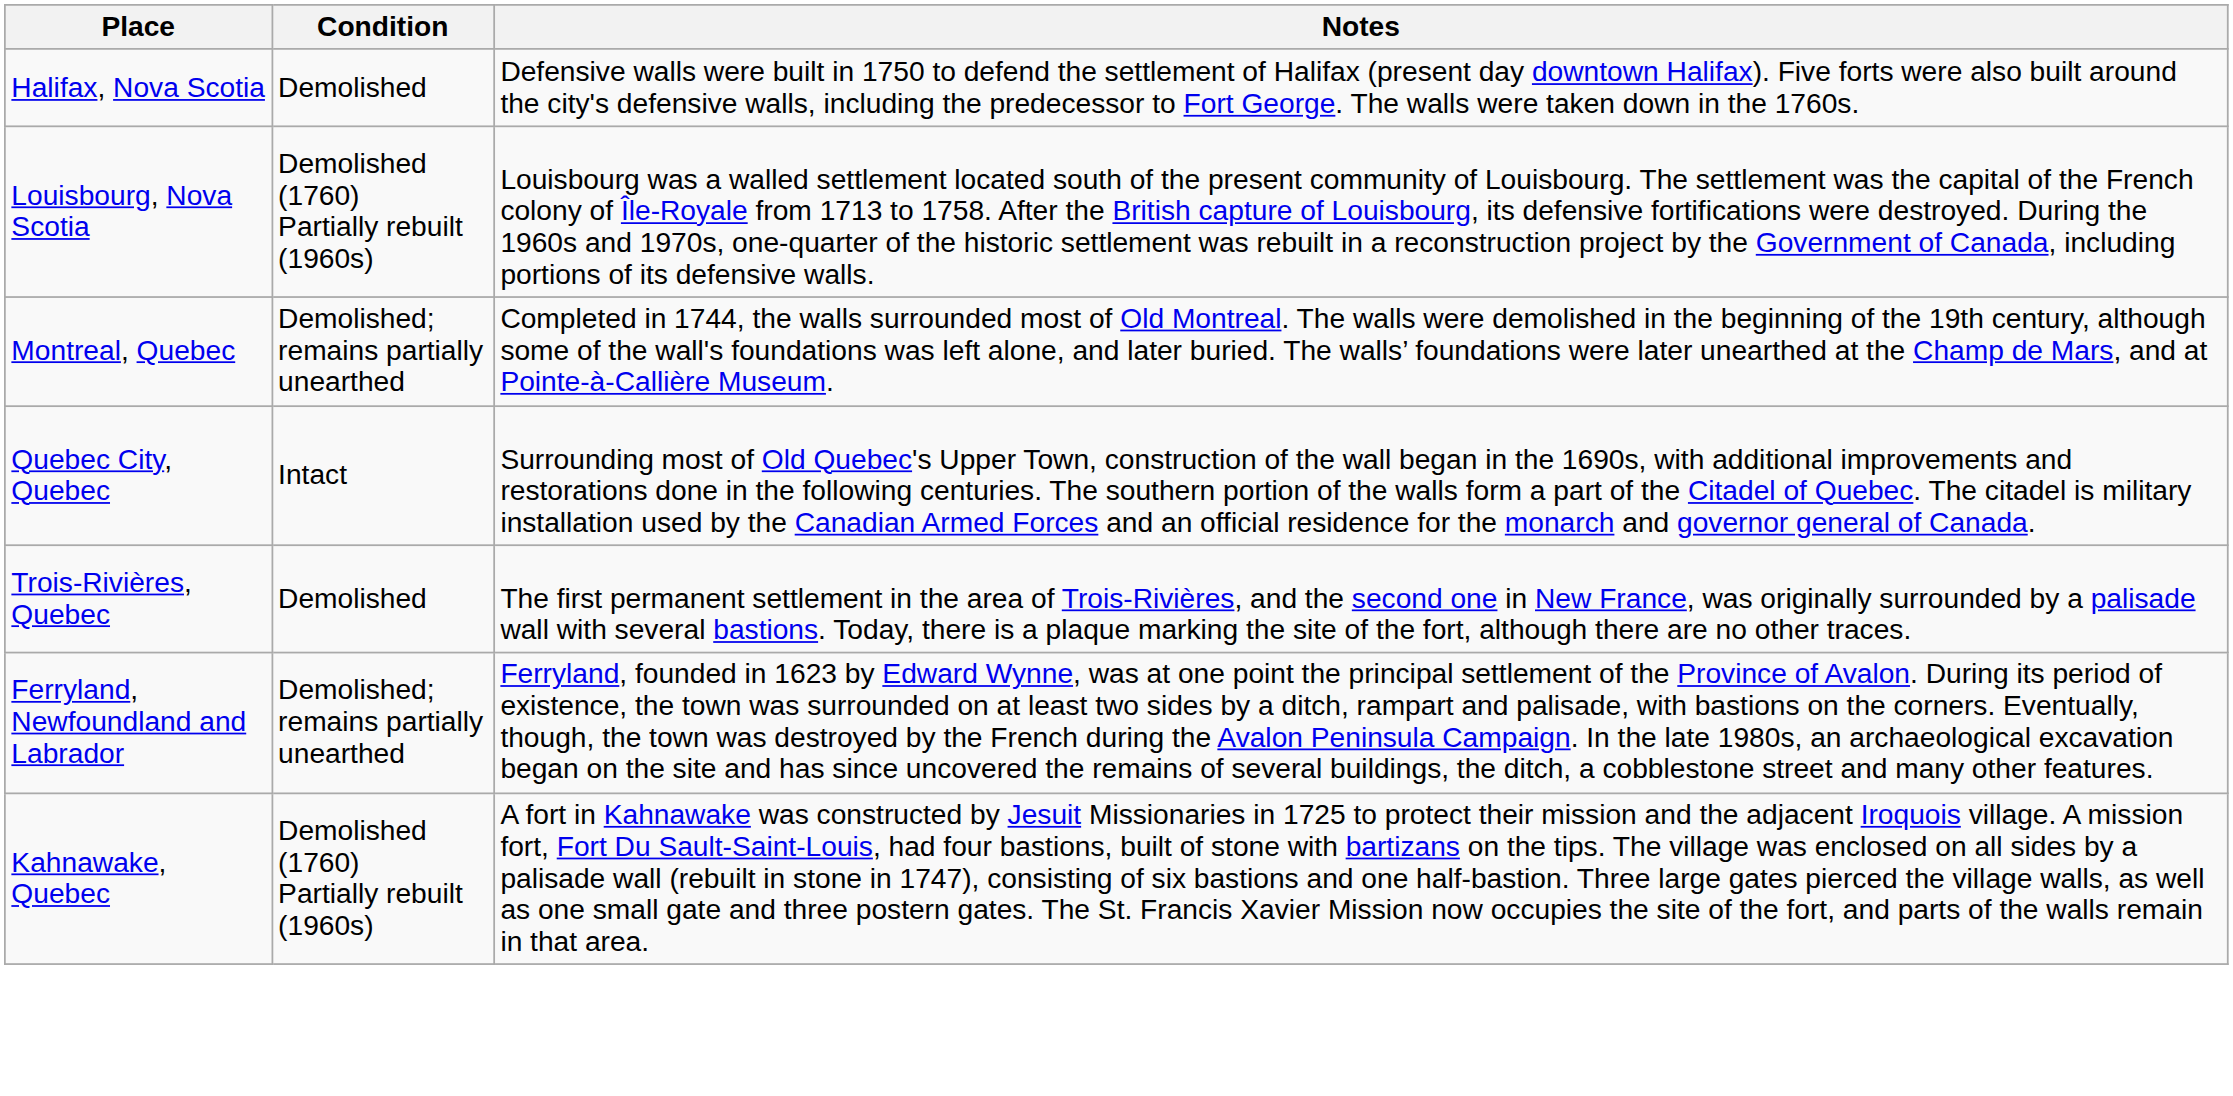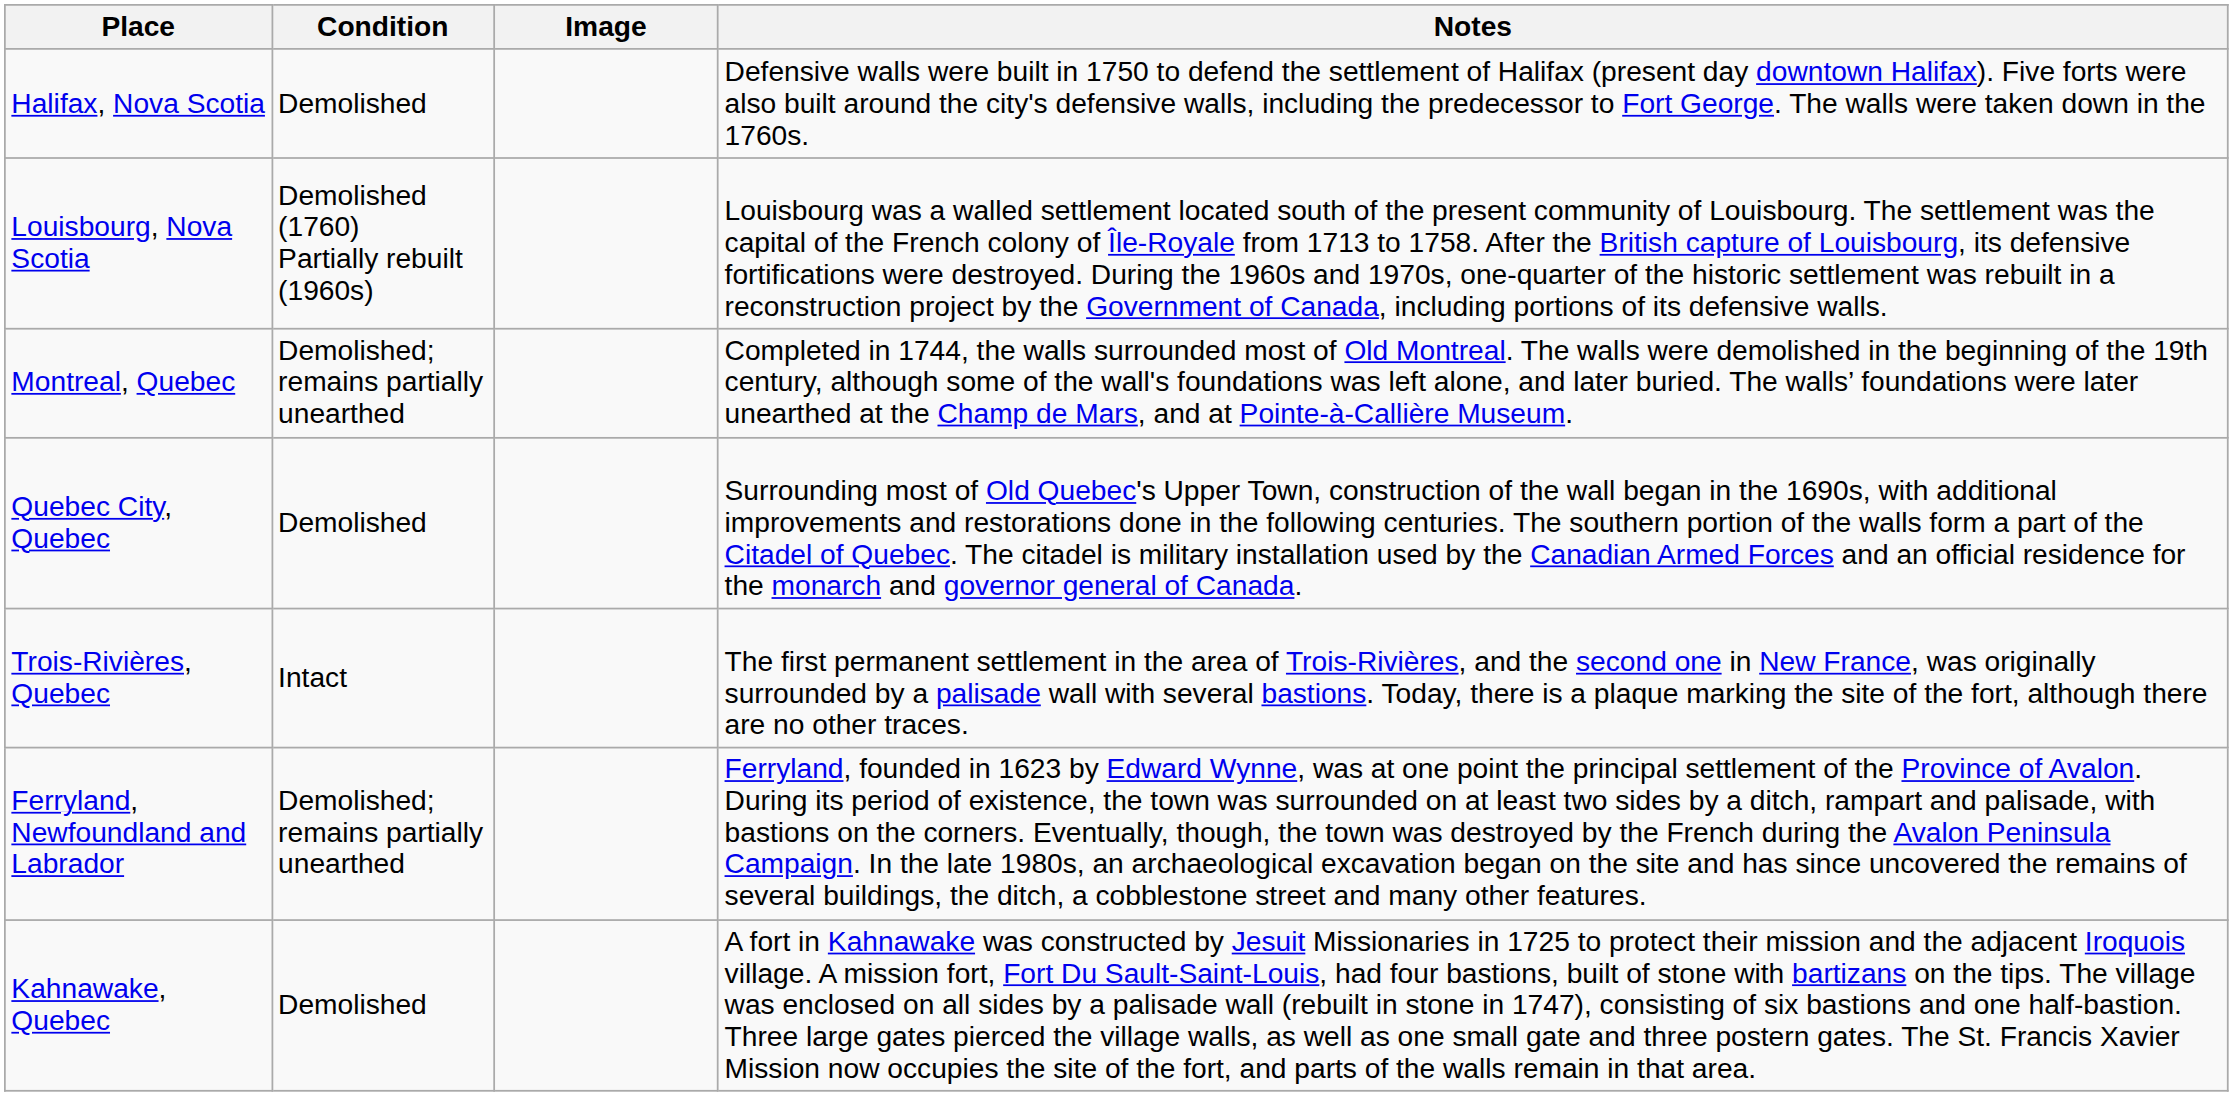+ column: (606, 26)
(313, 474) Intact -> (352, 522) Demolished
(352, 598) Demolished -> (313, 677) Intact
(370, 878) Demolished (1760) Partially rebuilt (1960s) -> (352, 1004) Demolished
